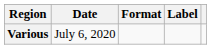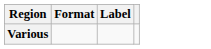- column: (85, 14)
